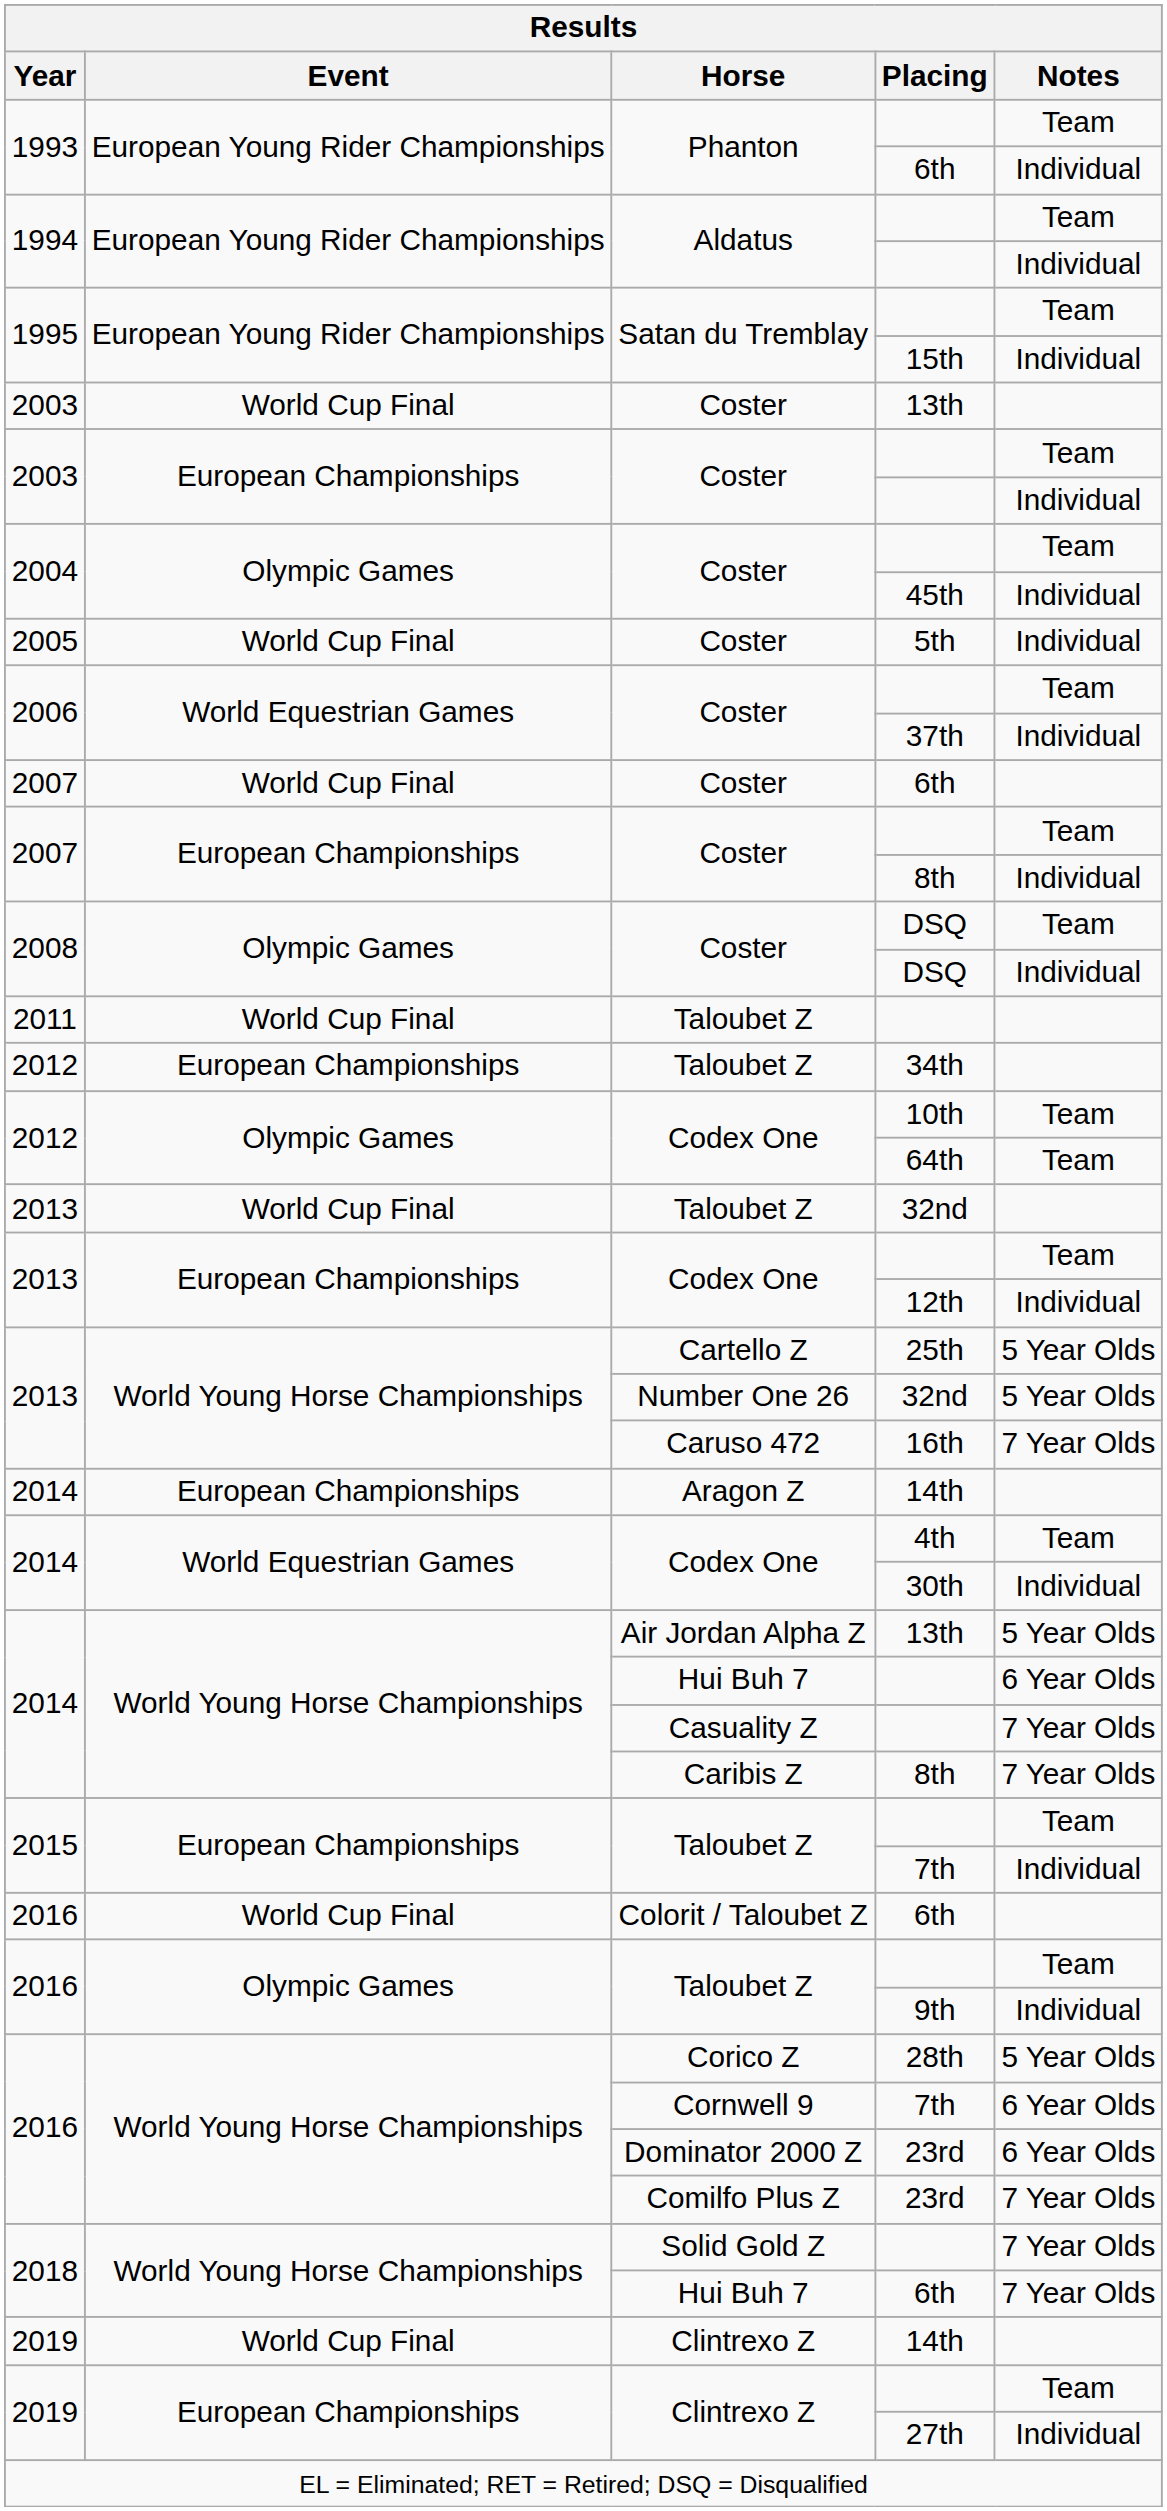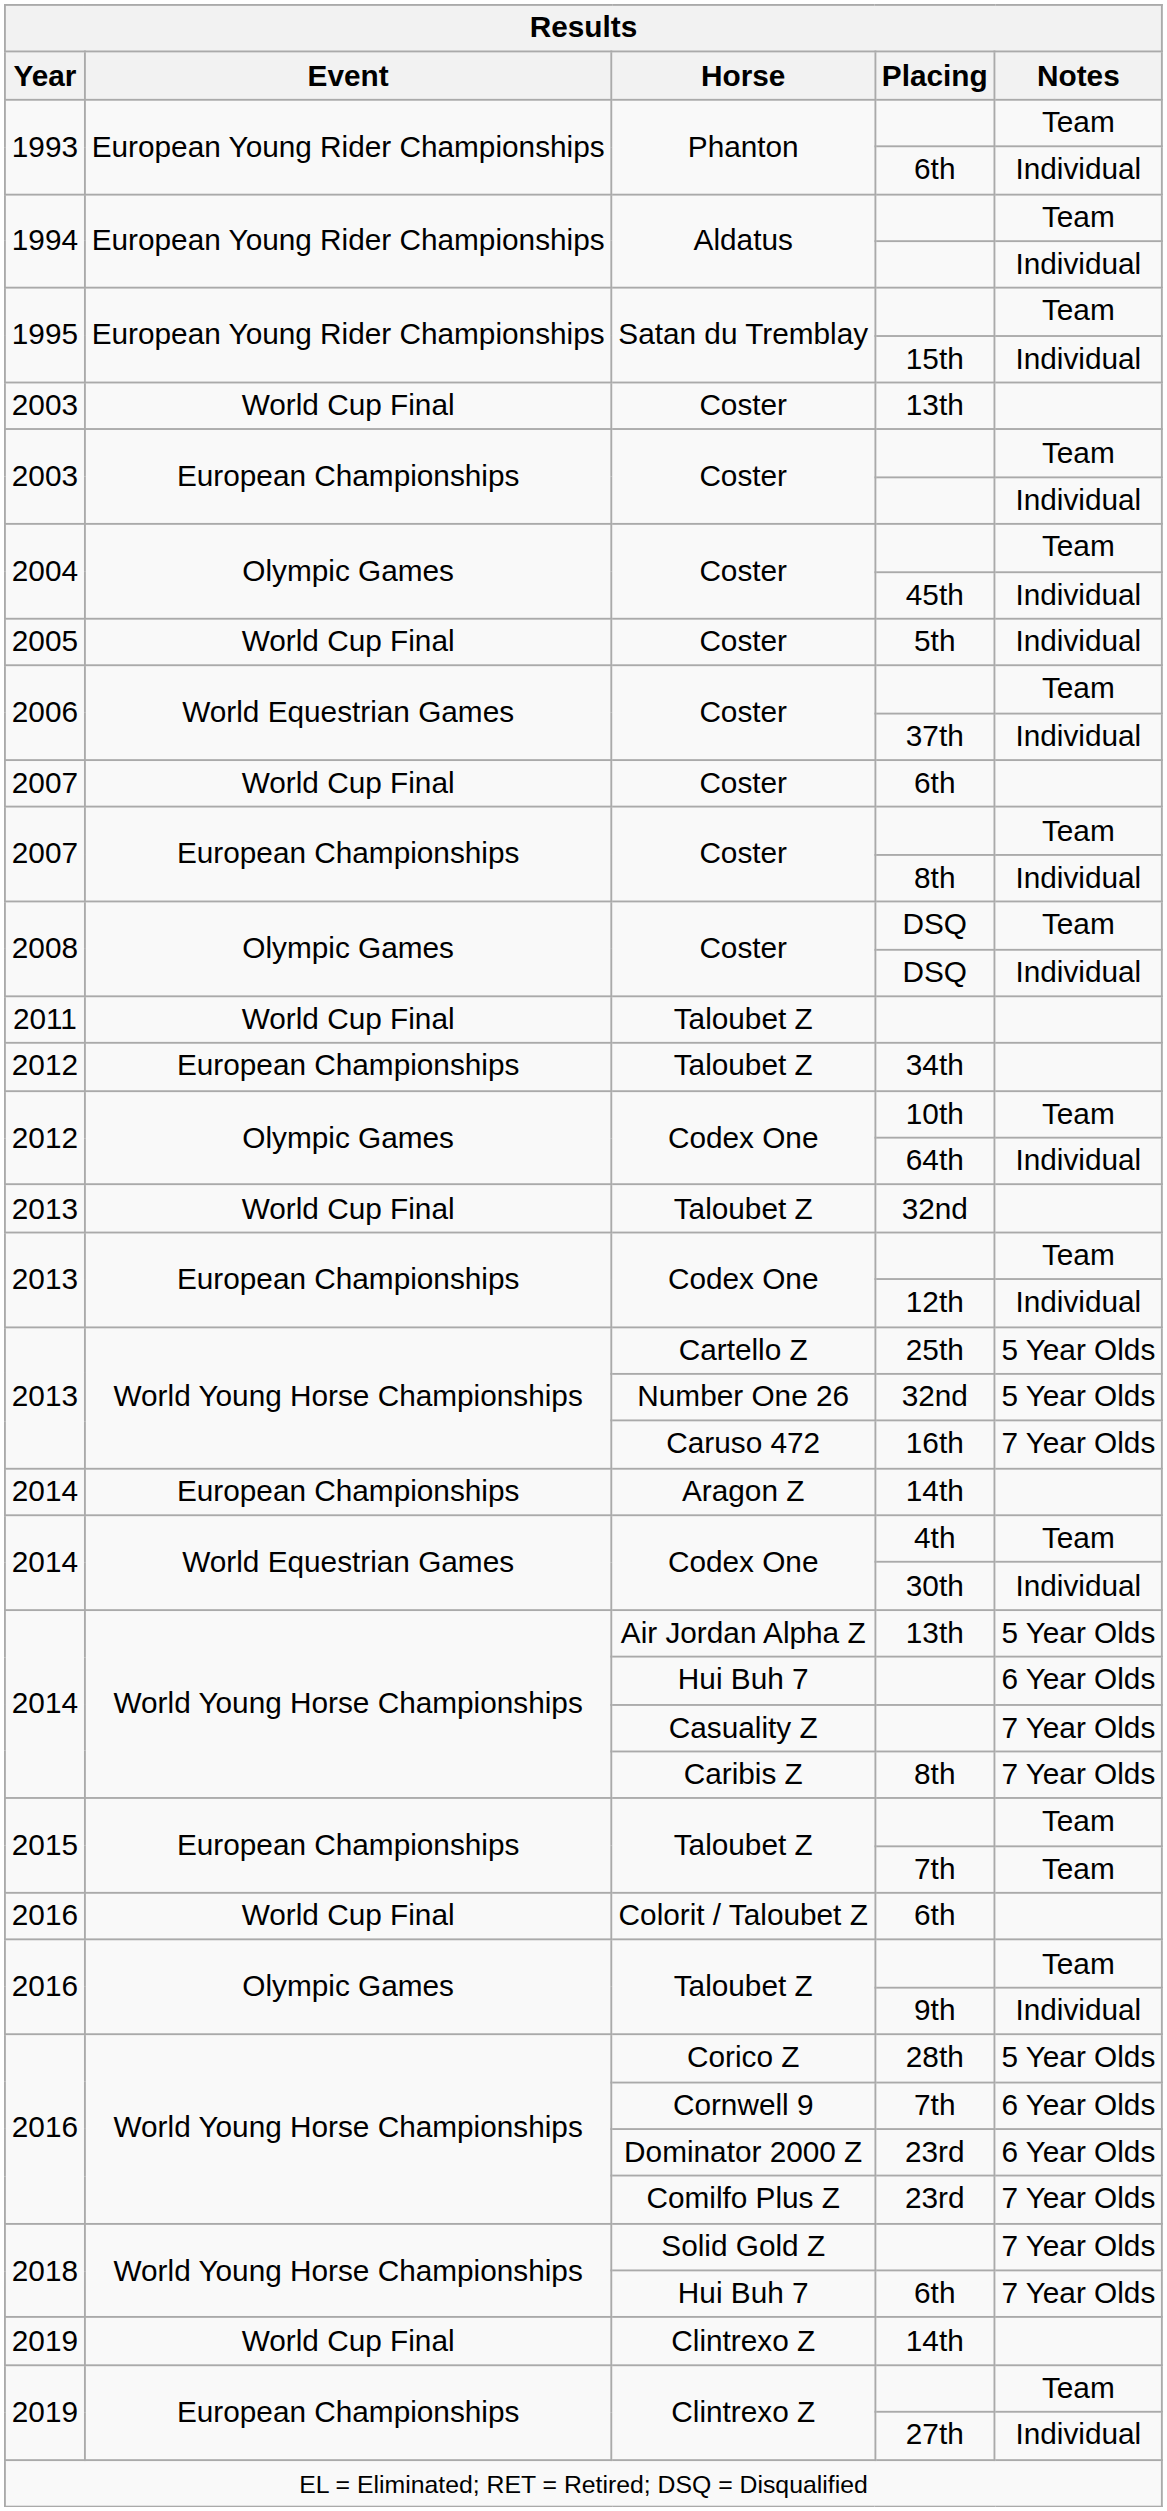(1078, 1160) Team -> (1078, 1160) Individual
(1078, 1868) Individual -> (1078, 1868) Team
